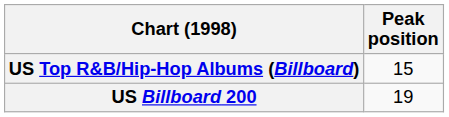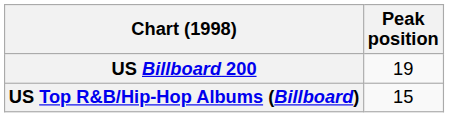rows swapped: (184, 97) <-> (184, 68)
